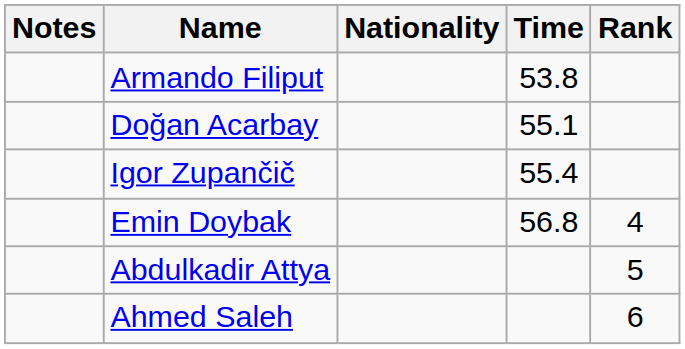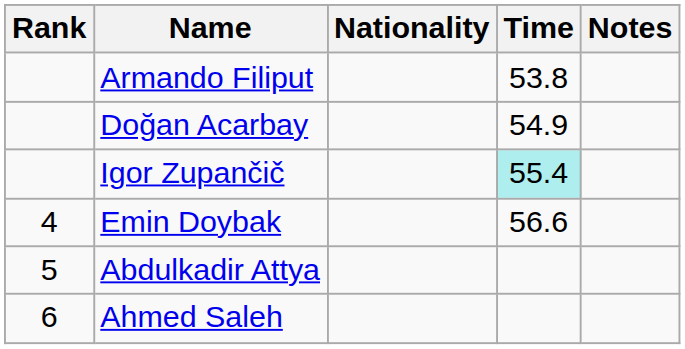columns swapped: (635, 28) <-> (54, 28)
(549, 125) 55.1 -> (539, 125) 54.9
(549, 173) no background -> (539, 173) paleturquoise background
(549, 221) 56.8 -> (539, 221) 56.6
